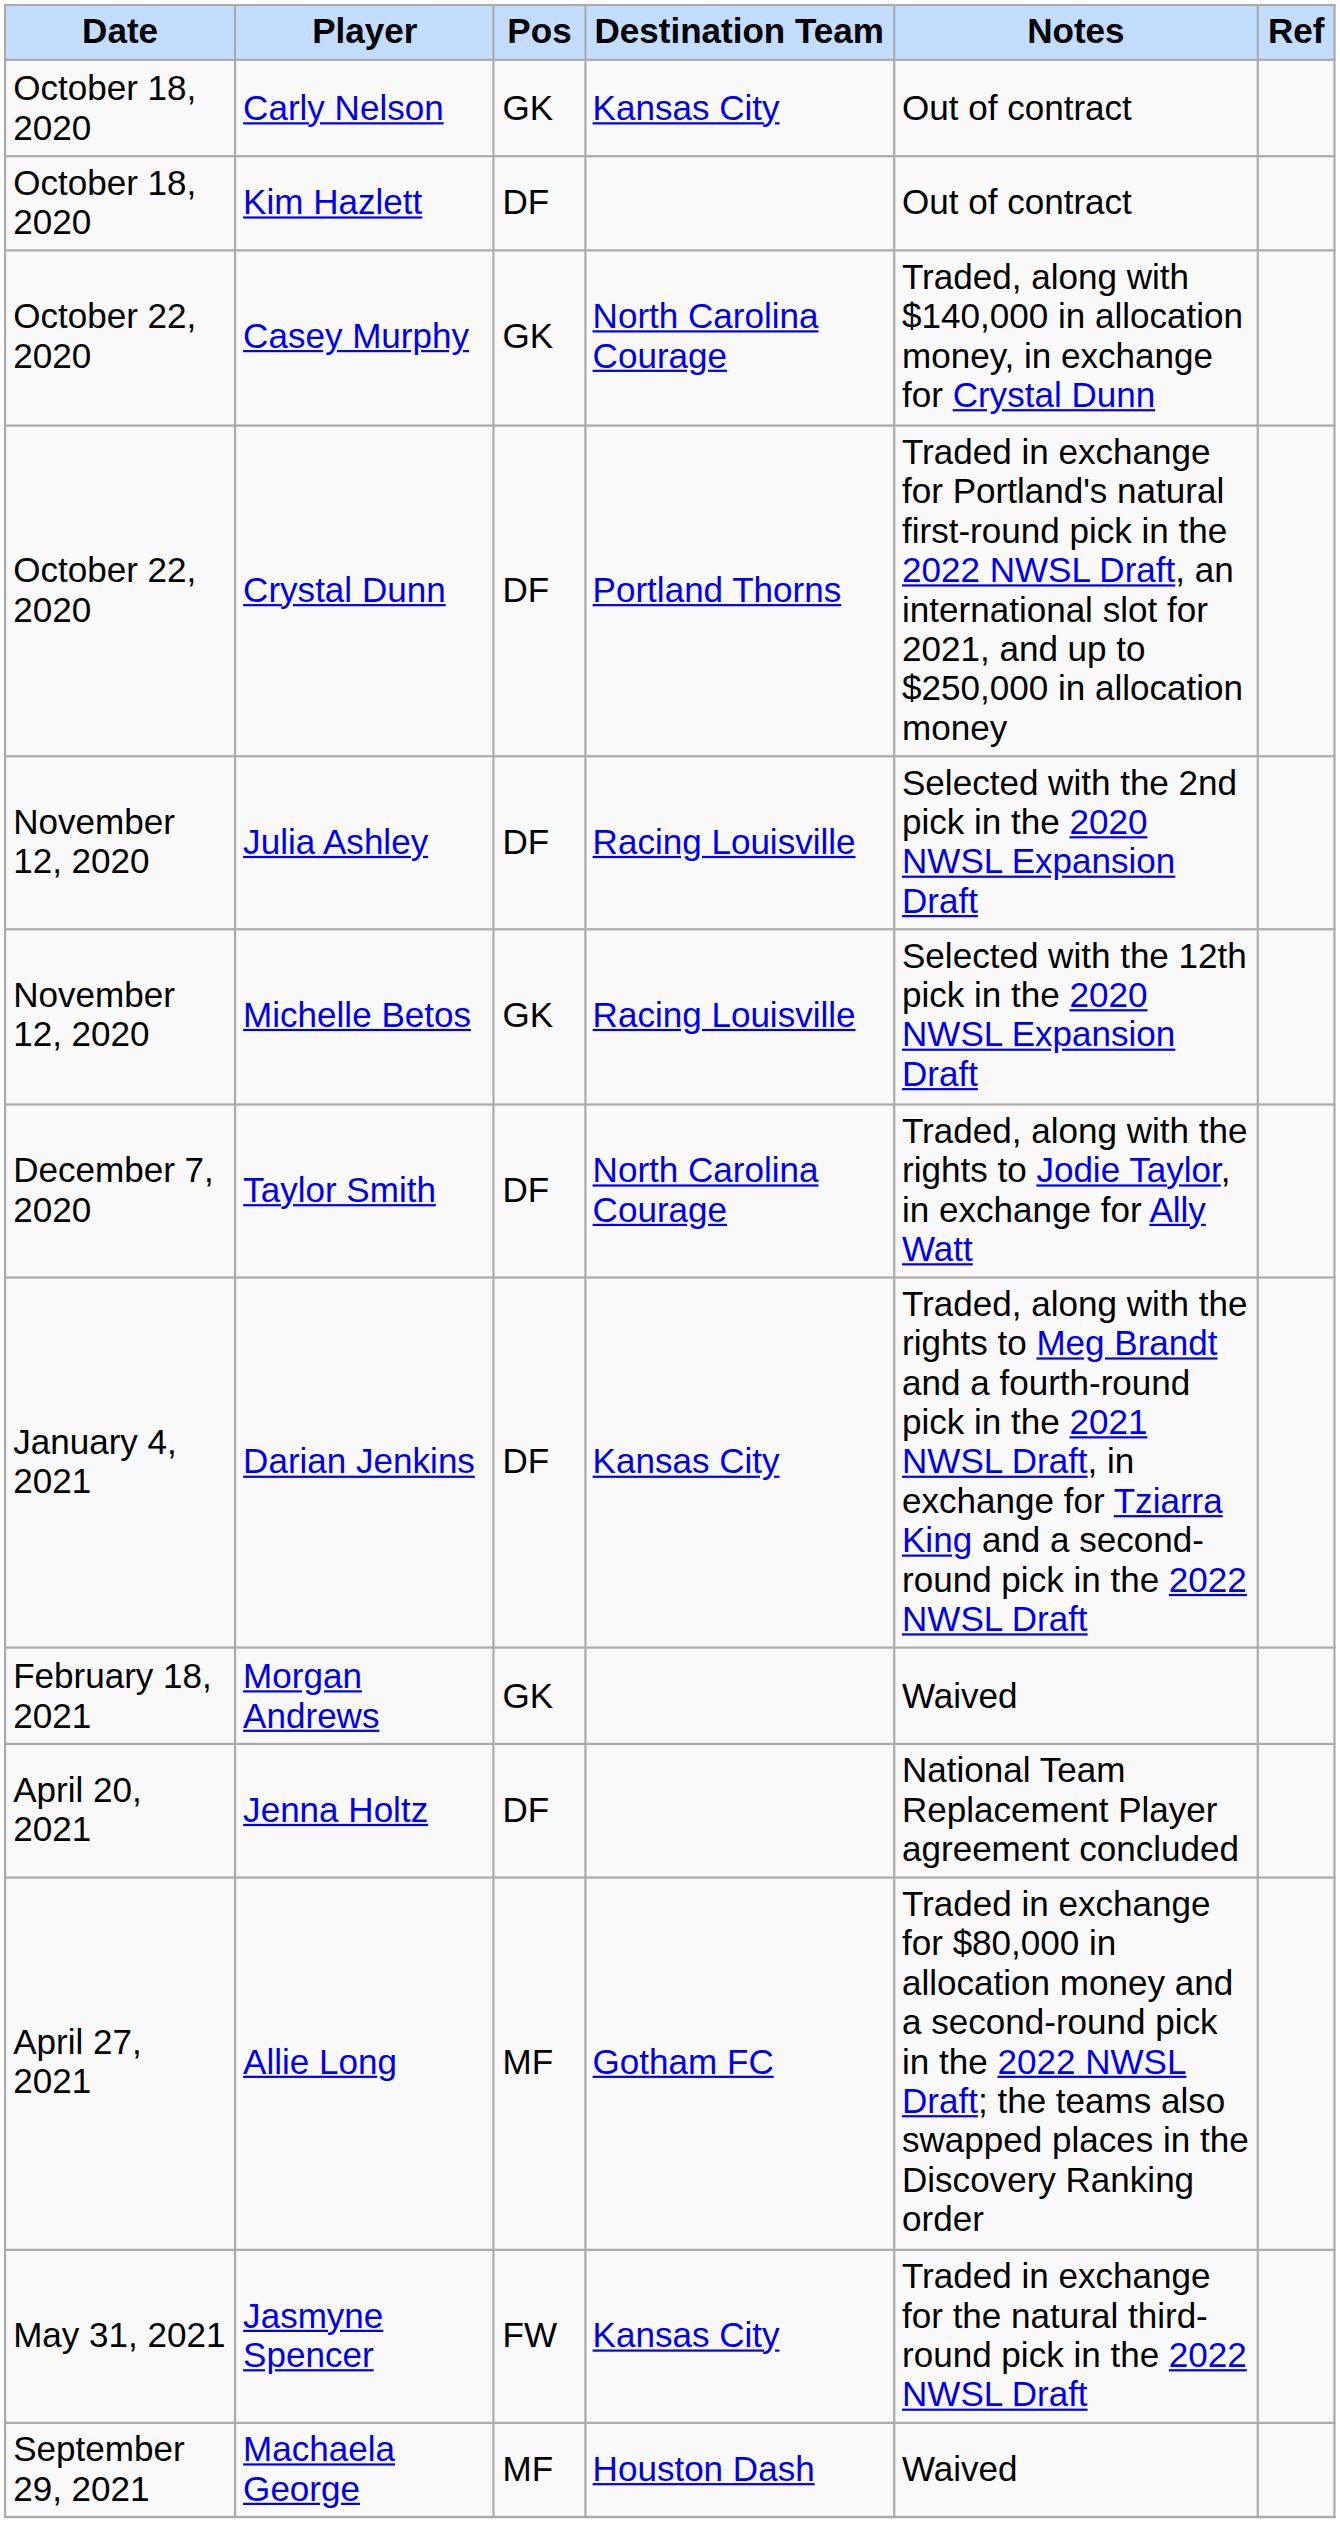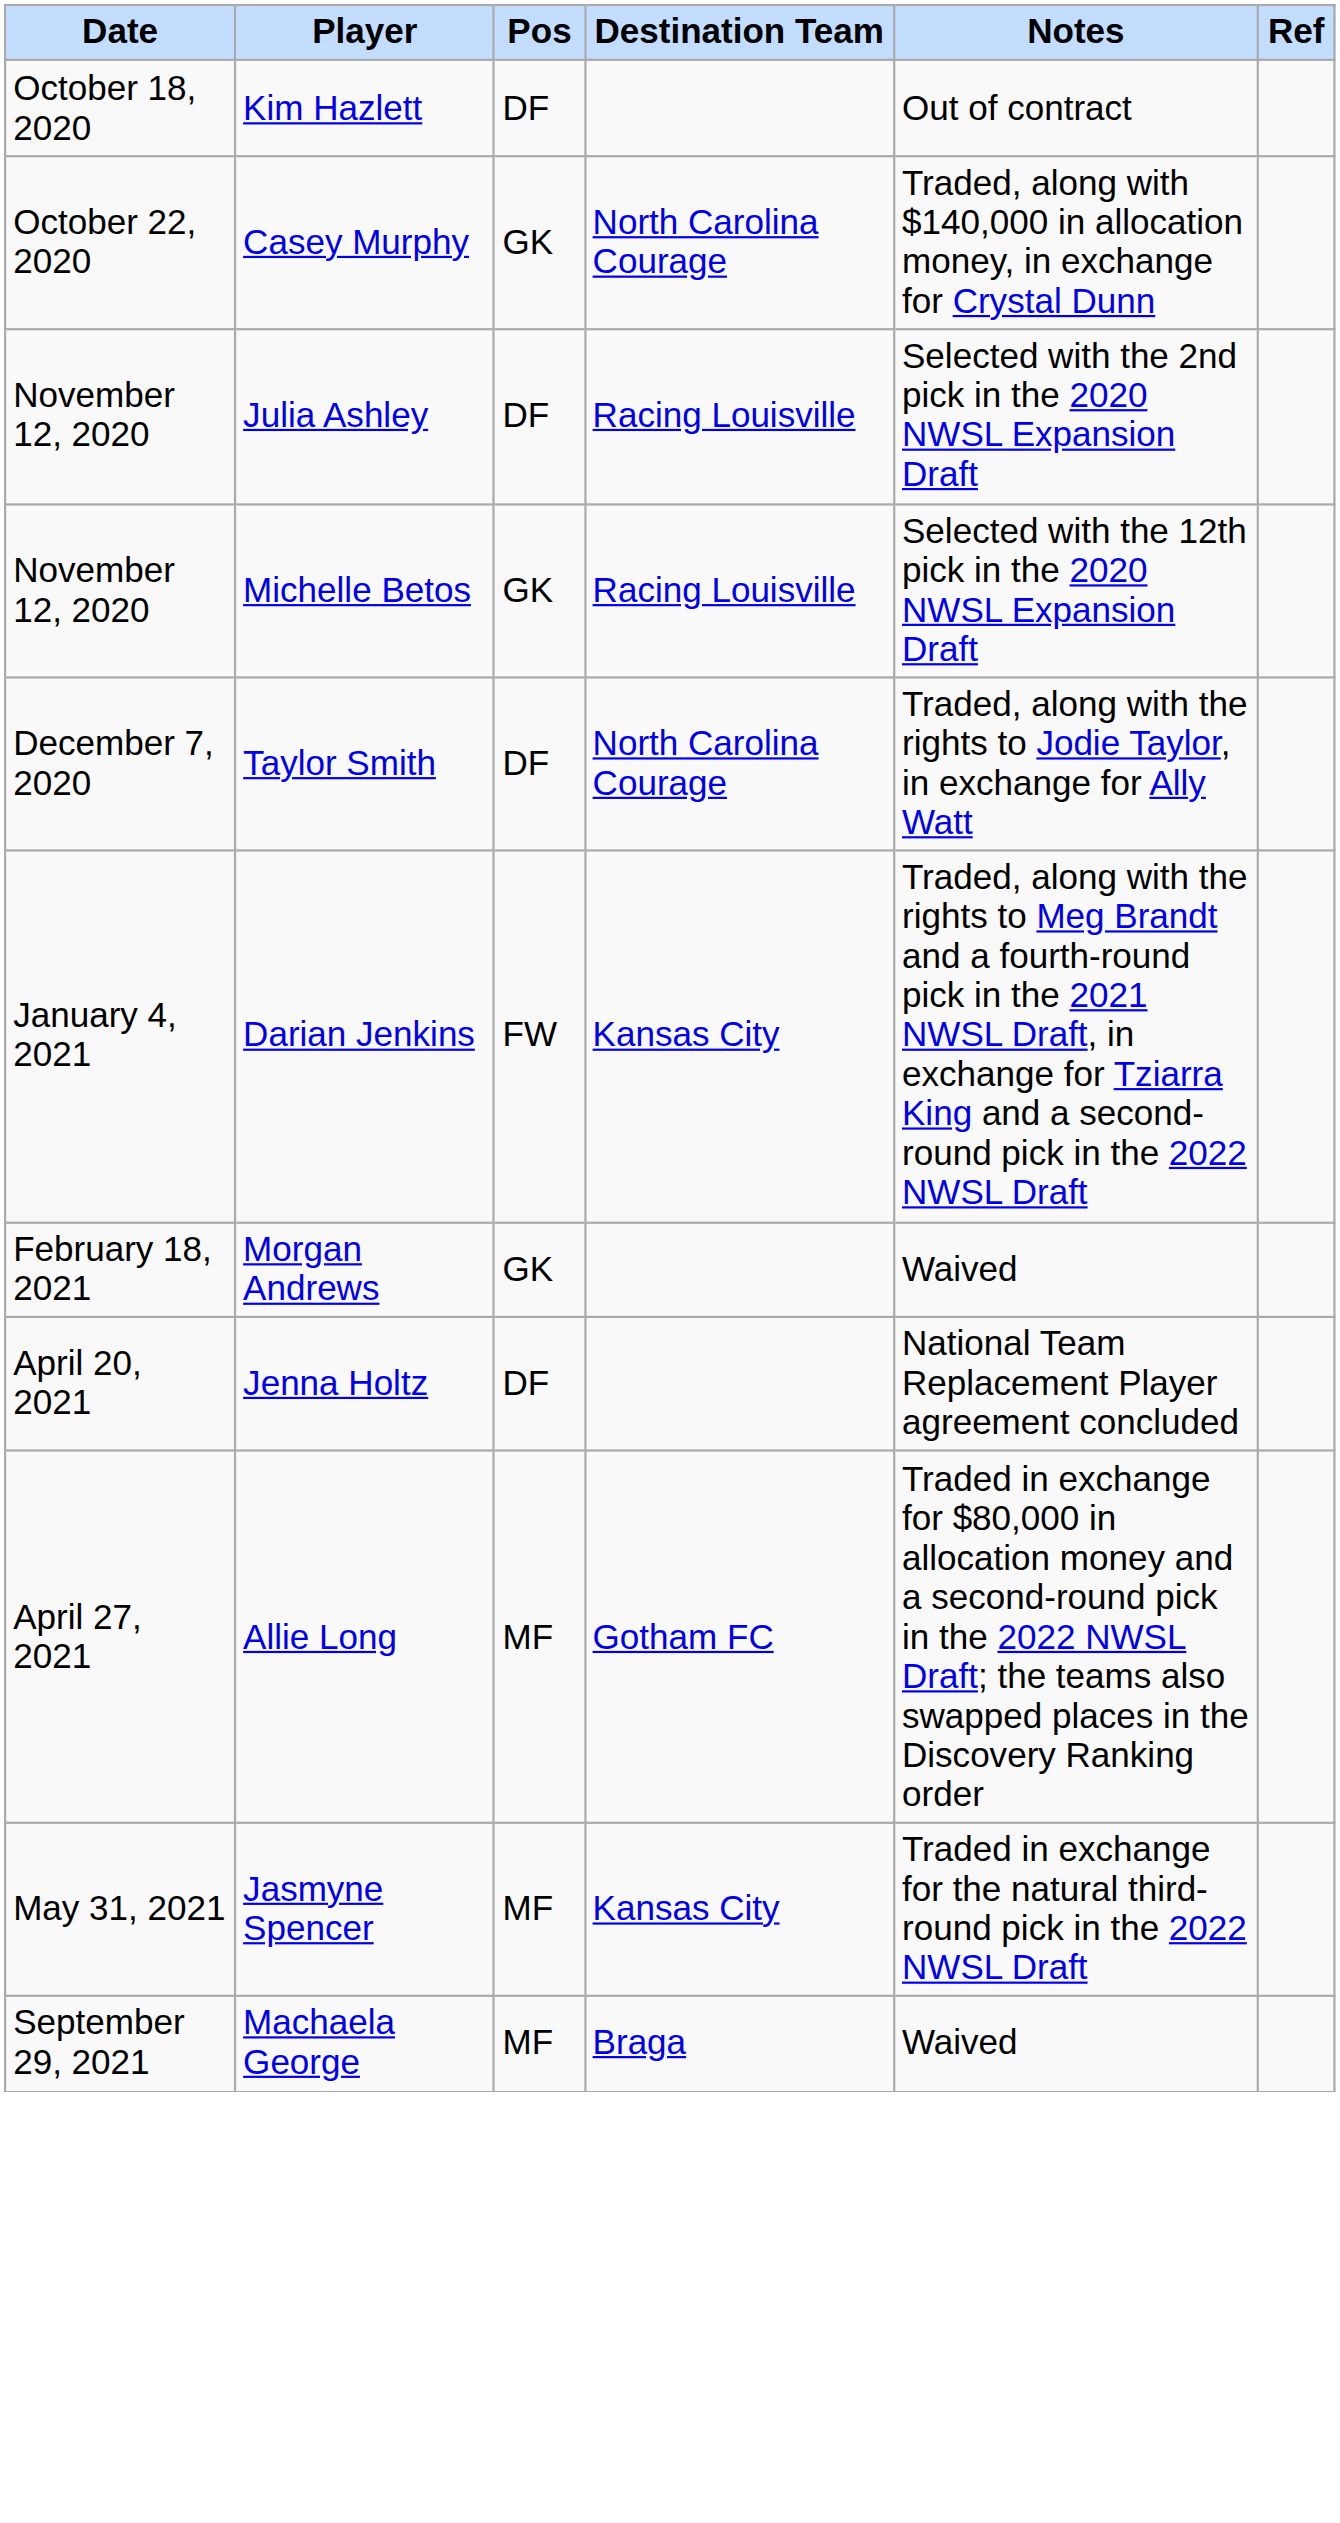- row: (343, 107)
- row: (344, 589)
(526, 1462) DF -> (530, 1035) FW
(530, 2335) FW -> (528, 1908) MF
(704, 2469) Houston Dash -> (639, 2042) Braga
